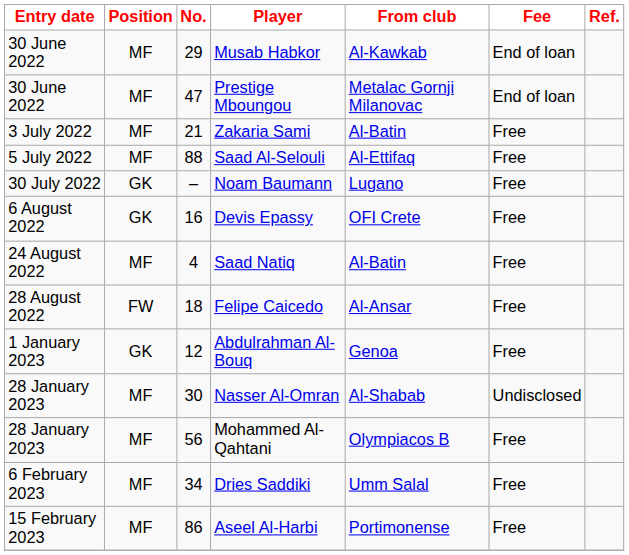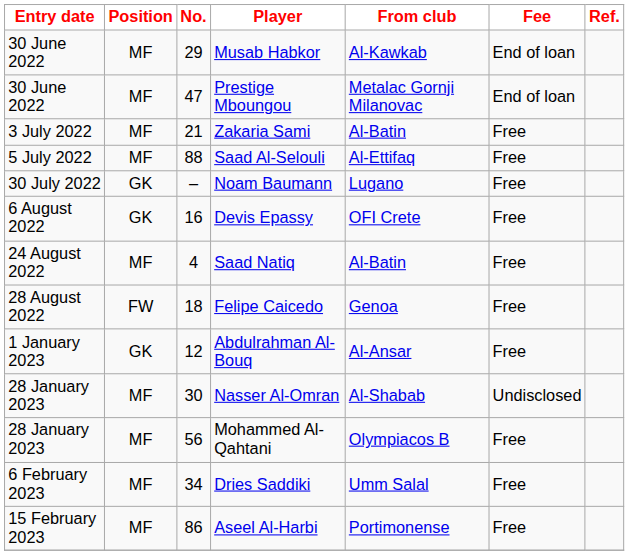(380, 307) Al-Ansar -> (373, 307) Genoa
(373, 351) Genoa -> (380, 351) Al-Ansar
